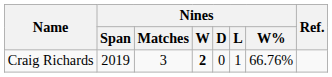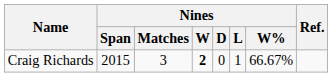(116, 60) 2019 -> (116, 60) 2015
(271, 60) 66.76% -> (271, 60) 66.67%
